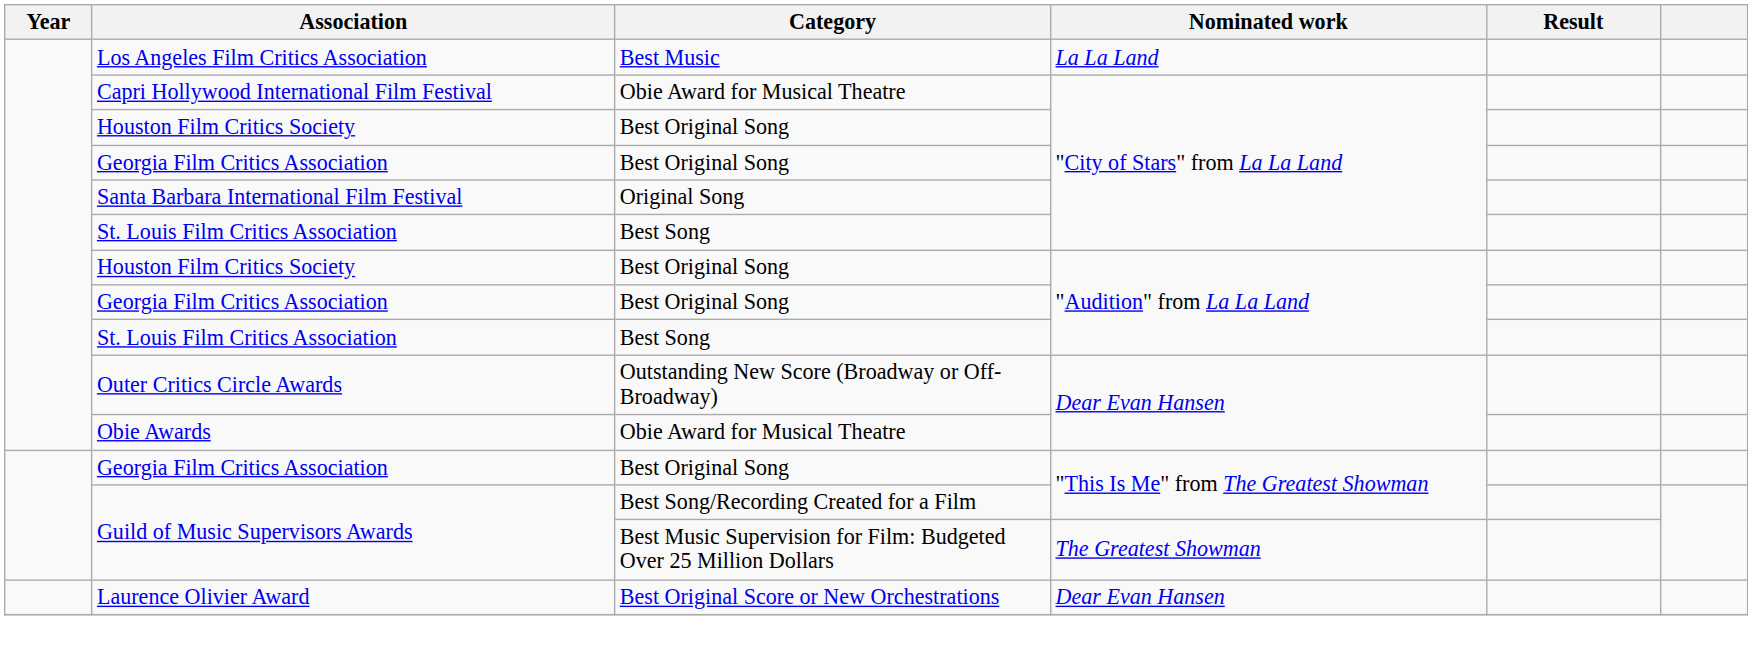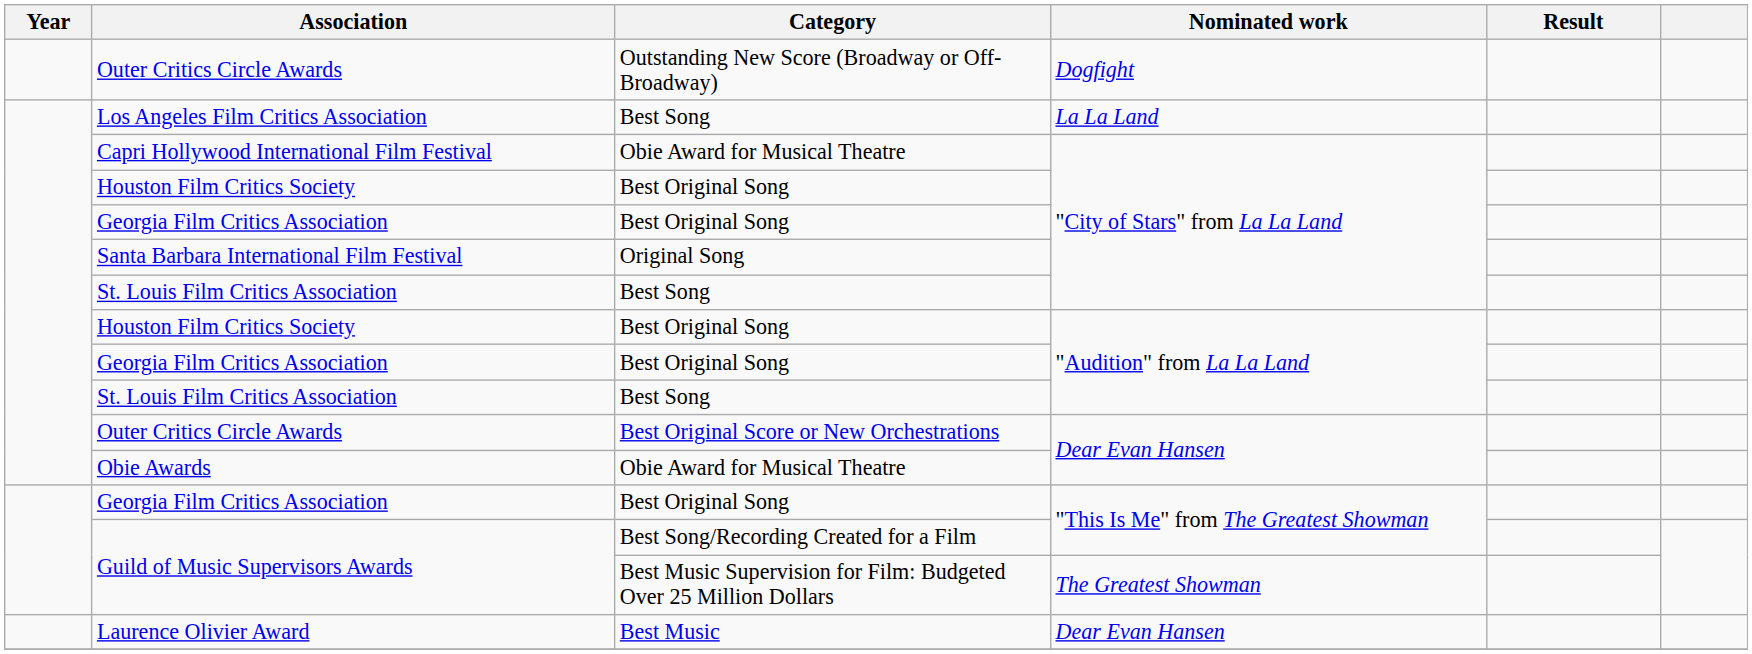+ row: (219, 69)
(670, 57) Best Music -> (665, 116) Best Song
(811, 384) Outstanding New Score (Broadway or Off-Broadway) -> (810, 432) Best Original Score or New Orchestrations
(810, 596) Best Original Score or New Orchestrations -> (670, 631) Best Music
